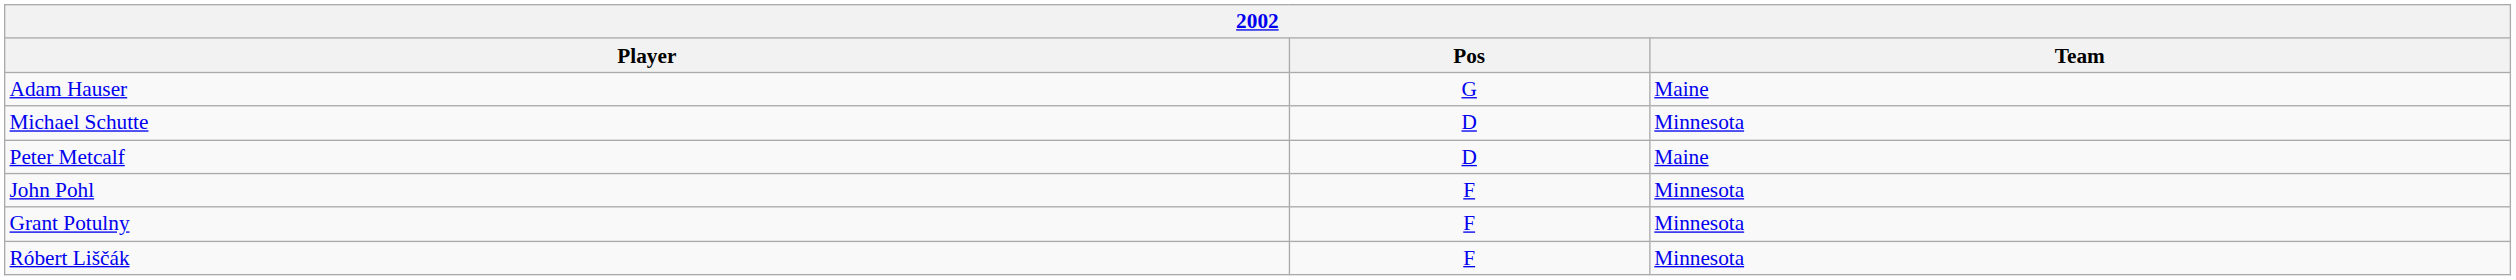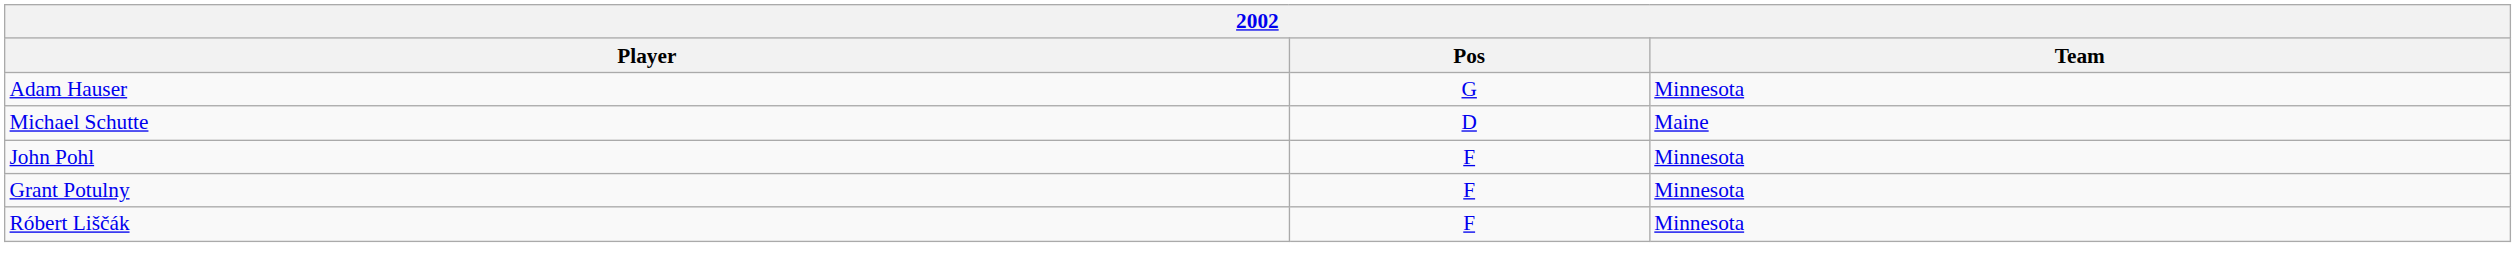(1681, 88) Maine -> (1699, 88) Minnesota
(1699, 122) Minnesota -> (1681, 122) Maine
- row: (67, 156)
